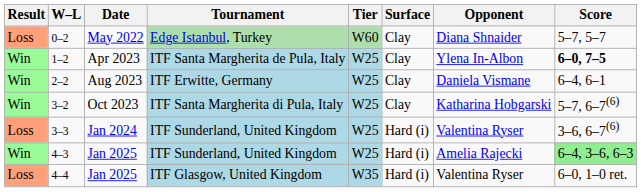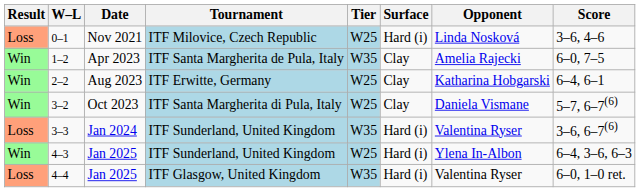+ row: (60, 38)
- row: (60, 38)
(365, 59) W25 -> (364, 59) W35
(480, 59) Ylena In-Albon -> (478, 59) Amelia Rajecki
(582, 59) bold -> (580, 59) normal
(483, 80) Daniela Vismane -> (492, 80) Katharina Hobgarski
(494, 104) Katharina Hobgarski -> (482, 104) Daniela Vismane
(365, 130) W25 -> (364, 130) W35
(479, 153) Amelia Rajecki -> (478, 153) Ylena In-Albon
(596, 153) lightgreen background -> (594, 153) no background
